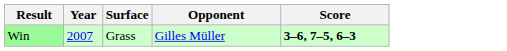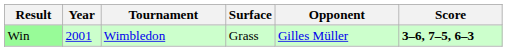+ column: (163, 14)
(80, 35) 2007 -> (79, 35) 2001
